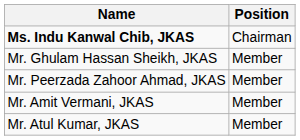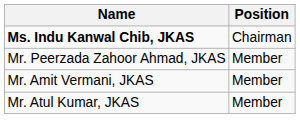- row: (112, 59)
